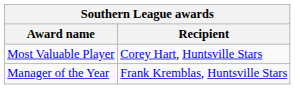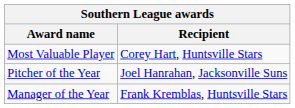+ row: (54, 73)
